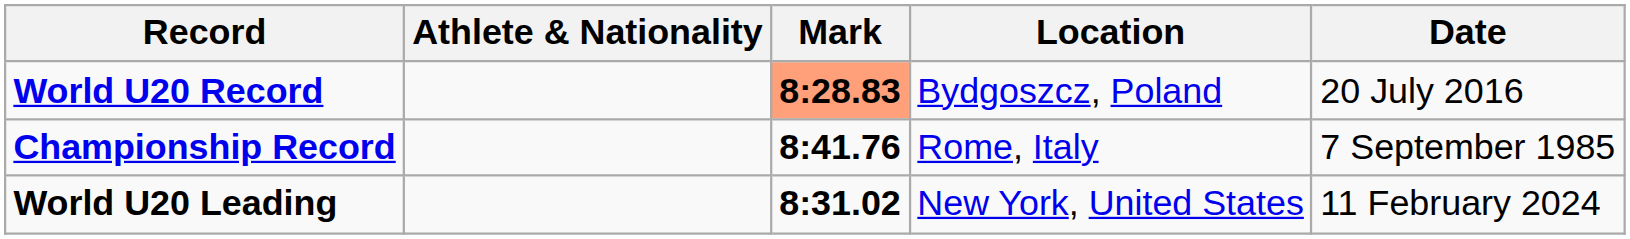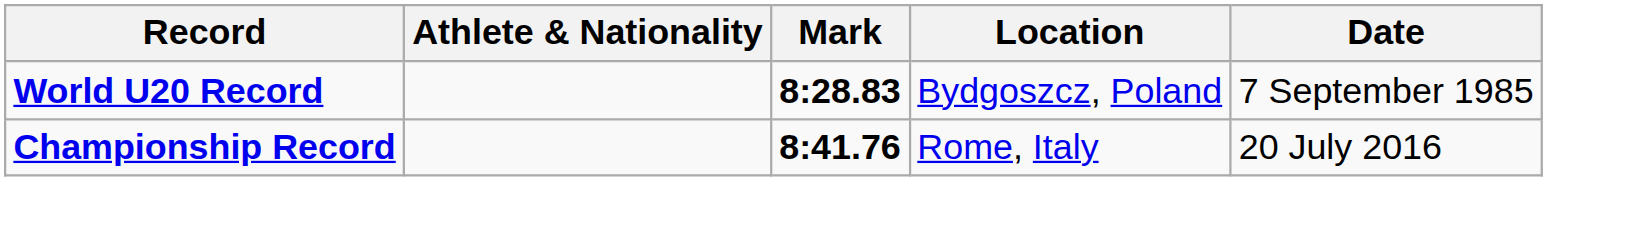(840, 89) lightsalmon background -> (840, 89) no background
(1422, 89) 20 July 2016 -> (1386, 89) 7 September 1985
(1468, 146) 7 September 1985 -> (1340, 146) 20 July 2016
- row: (175, 203)
